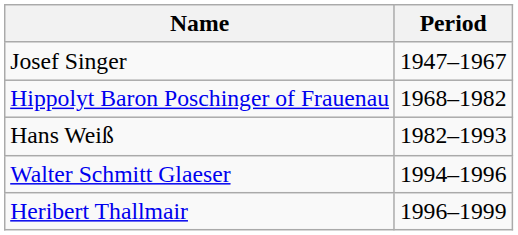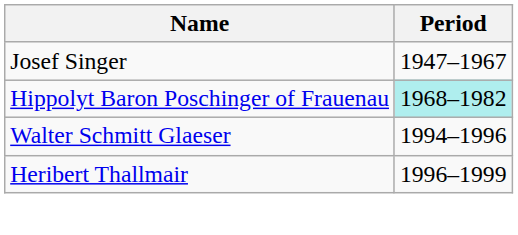(453, 98) no background -> (453, 98) paleturquoise background
- row: (62, 135)
